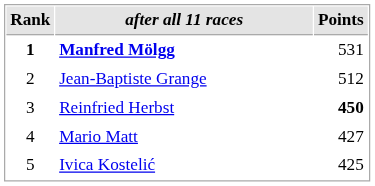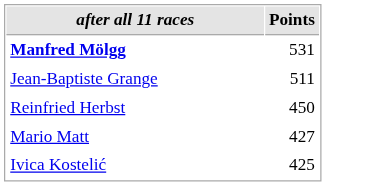- column: (30, 20)
(351, 78) 512 -> (302, 78) 511
(351, 107) bold -> (302, 107) normal
